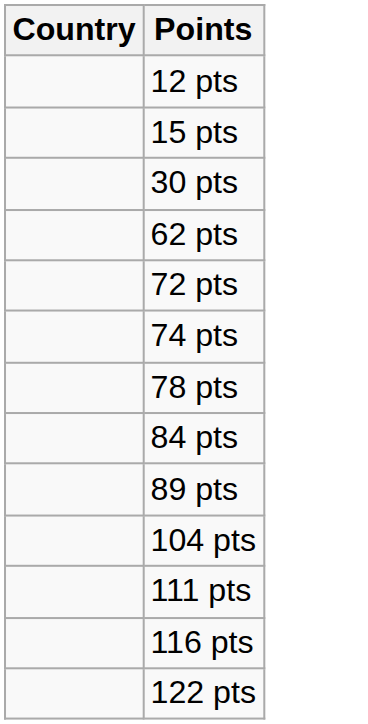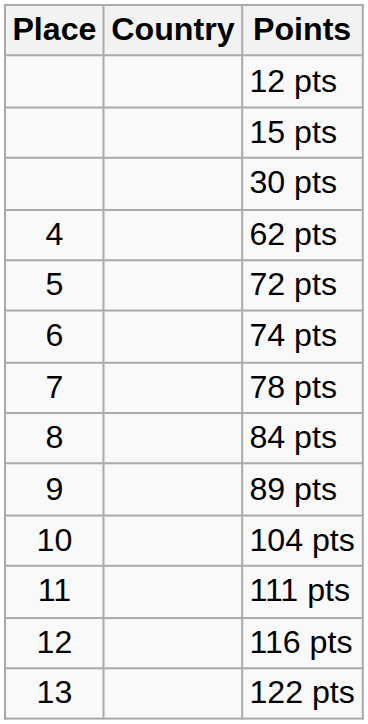+ column: (54, 30)
